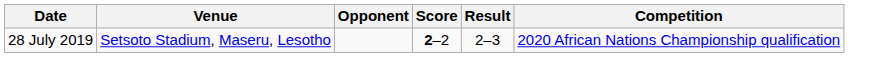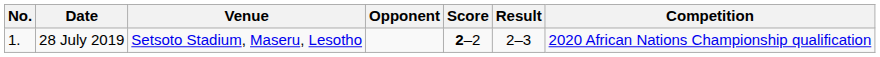+ column: (20, 16)
